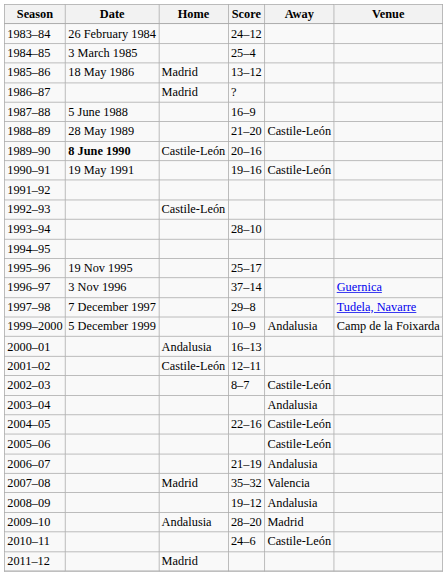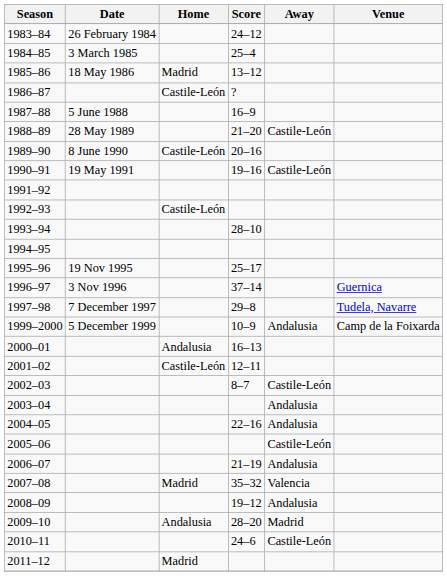(180, 92) Madrid -> (193, 92) Castile-León
(99, 151) bold -> (98, 151) normal
(299, 424) Castile-León -> (292, 424) Andalusia
